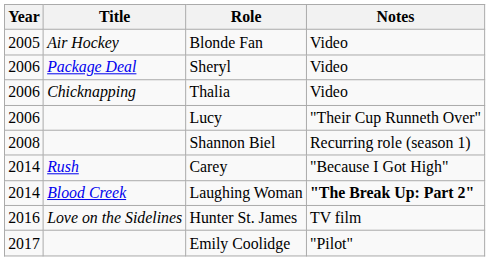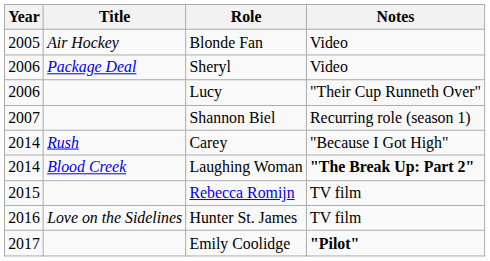- row: (210, 92)
(24, 142) 2008 -> (24, 117) 2007
+ row: (242, 192)
(331, 243) normal -> (335, 243) bold
